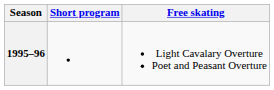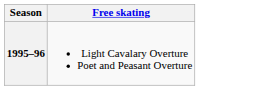- column: (85, 13)
